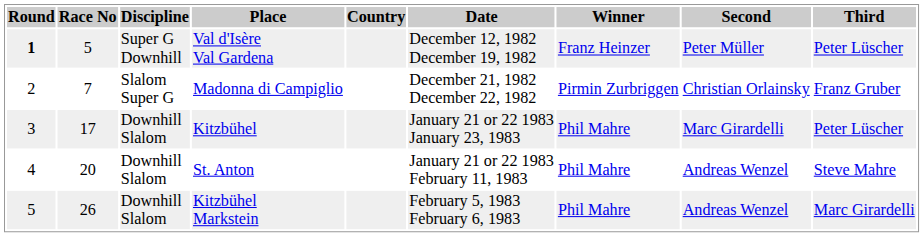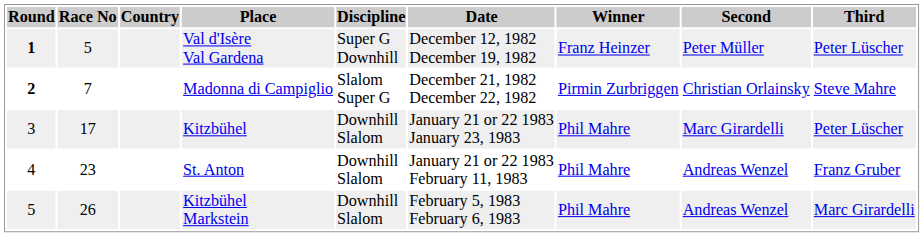columns swapped: (155, 17) <-> (376, 17)
(31, 88) normal -> (31, 88) bold
(857, 88) Franz Gruber -> (855, 88) Steve Mahre
(88, 169) 20 -> (88, 169) 23
(855, 169) Steve Mahre -> (857, 169) Franz Gruber
